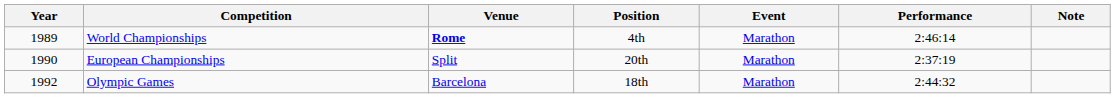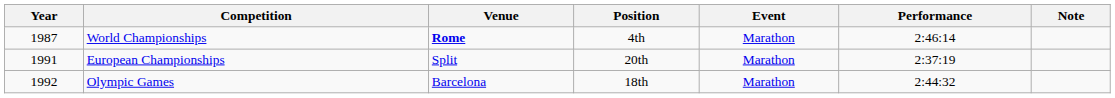(44, 38) 1989 -> (44, 38) 1987
(44, 60) 1990 -> (44, 60) 1991
